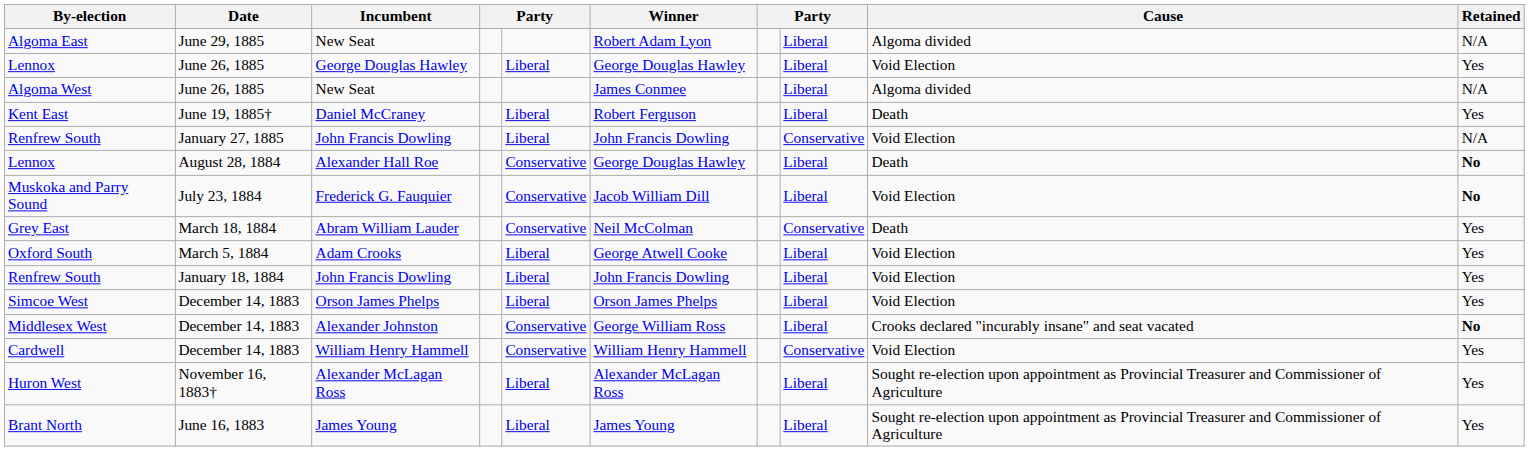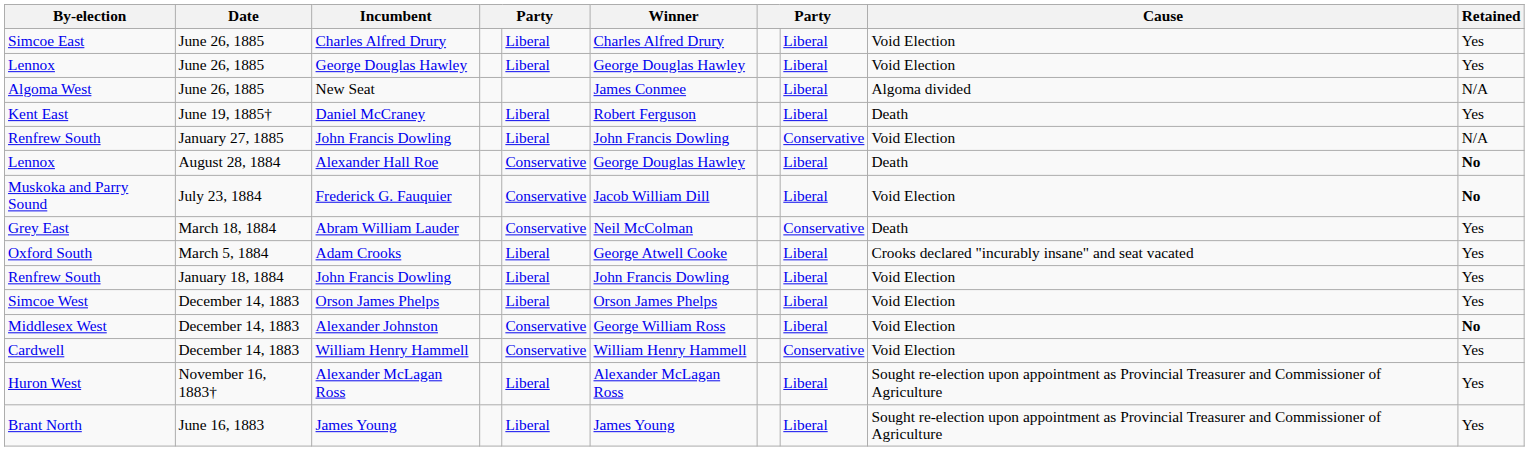- row: (48, 41)
+ row: (46, 41)
(913, 253) Void Election -> (1033, 253) Crooks declared "incurably insane" and seat vacated
(1033, 326) Crooks declared "incurably insane" and seat vacated -> (913, 326) Void Election
